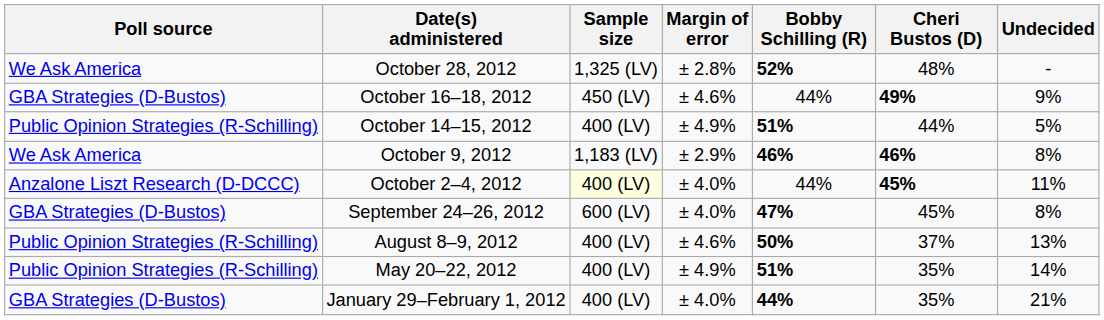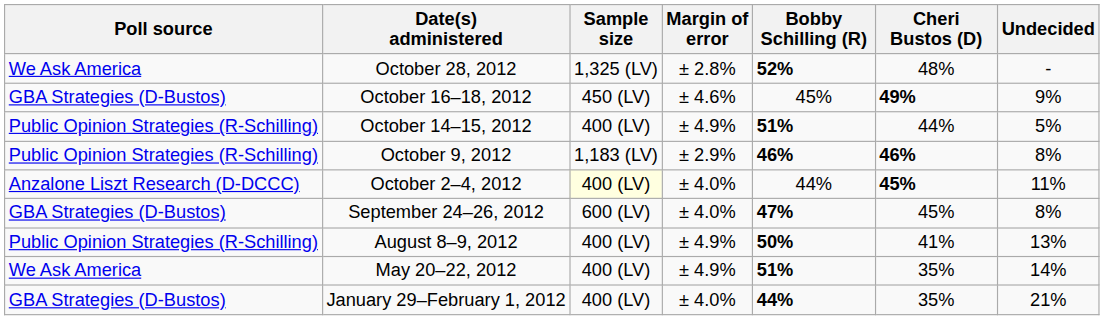(814, 97) 44% -> (814, 97) 45%
(75, 155) We Ask America -> (163, 155) Public Opinion Strategies (R-Schilling)
(707, 241) ± 4.6% -> (707, 241) ± 4.9%
(936, 241) 37% -> (936, 241) 41%
(163, 270) Public Opinion Strategies (R-Schilling) -> (75, 270) We Ask America
